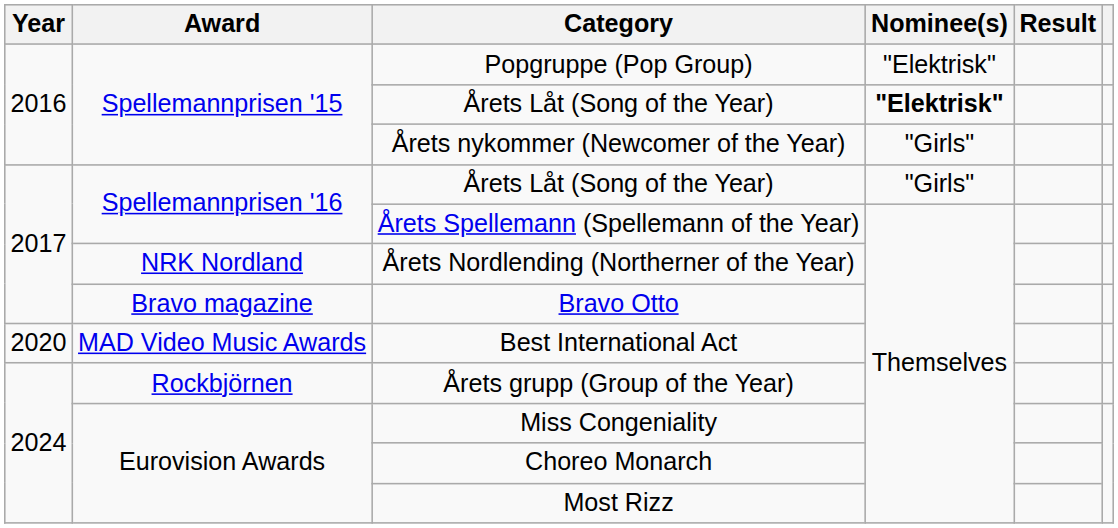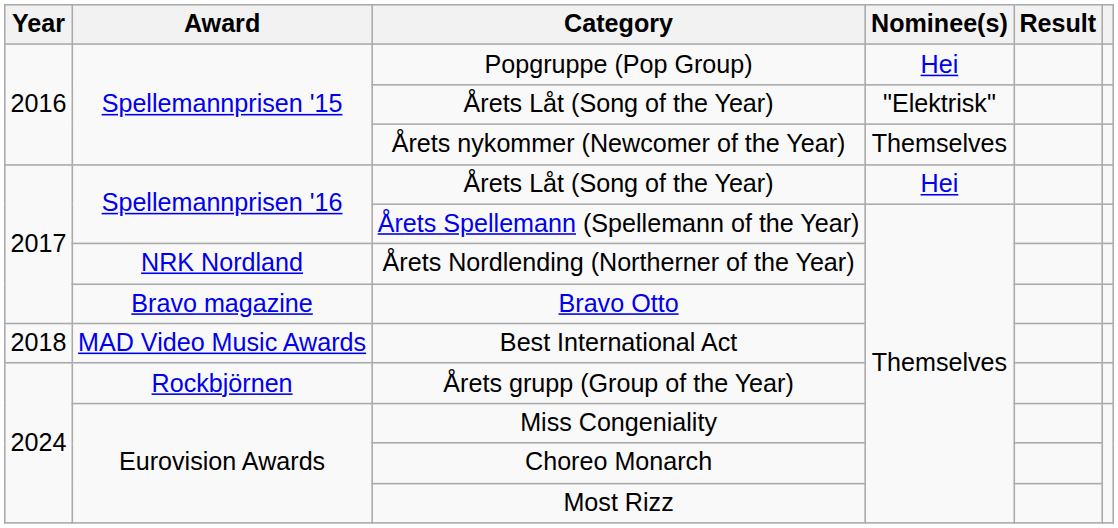(939, 64) "Elektrisk" -> (939, 64) Hei
(939, 104) bold -> (939, 104) normal
(939, 143) "Girls" -> (939, 143) Themselves
(939, 183) "Girls" -> (939, 183) Hei
(39, 343) 2020 -> (39, 343) 2018
